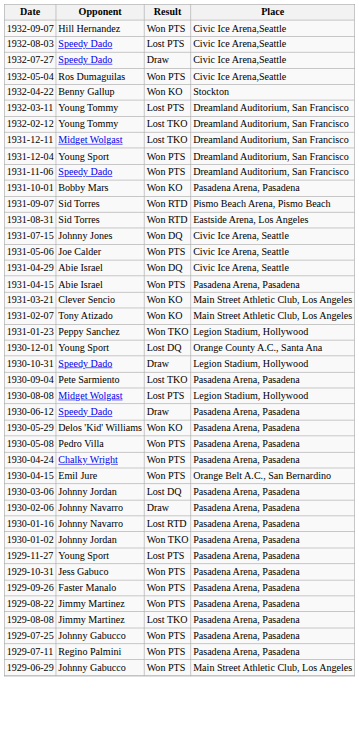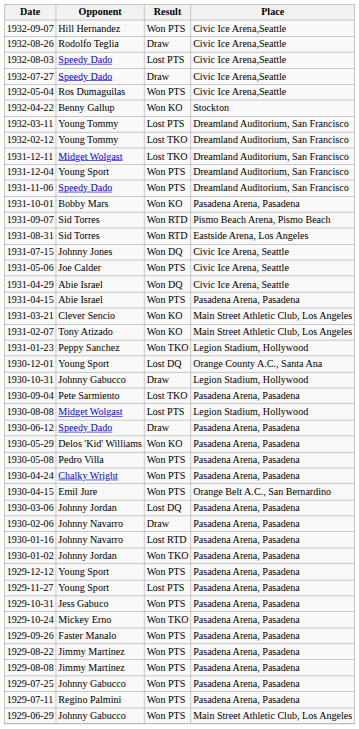+ row: (30, 44)
(85, 364) Speedy Dado -> (92, 380) Johnny Gabucco
+ row: (30, 572)
+ row: (30, 619)
(167, 619) Lost TKO -> (166, 667) Won PTS
